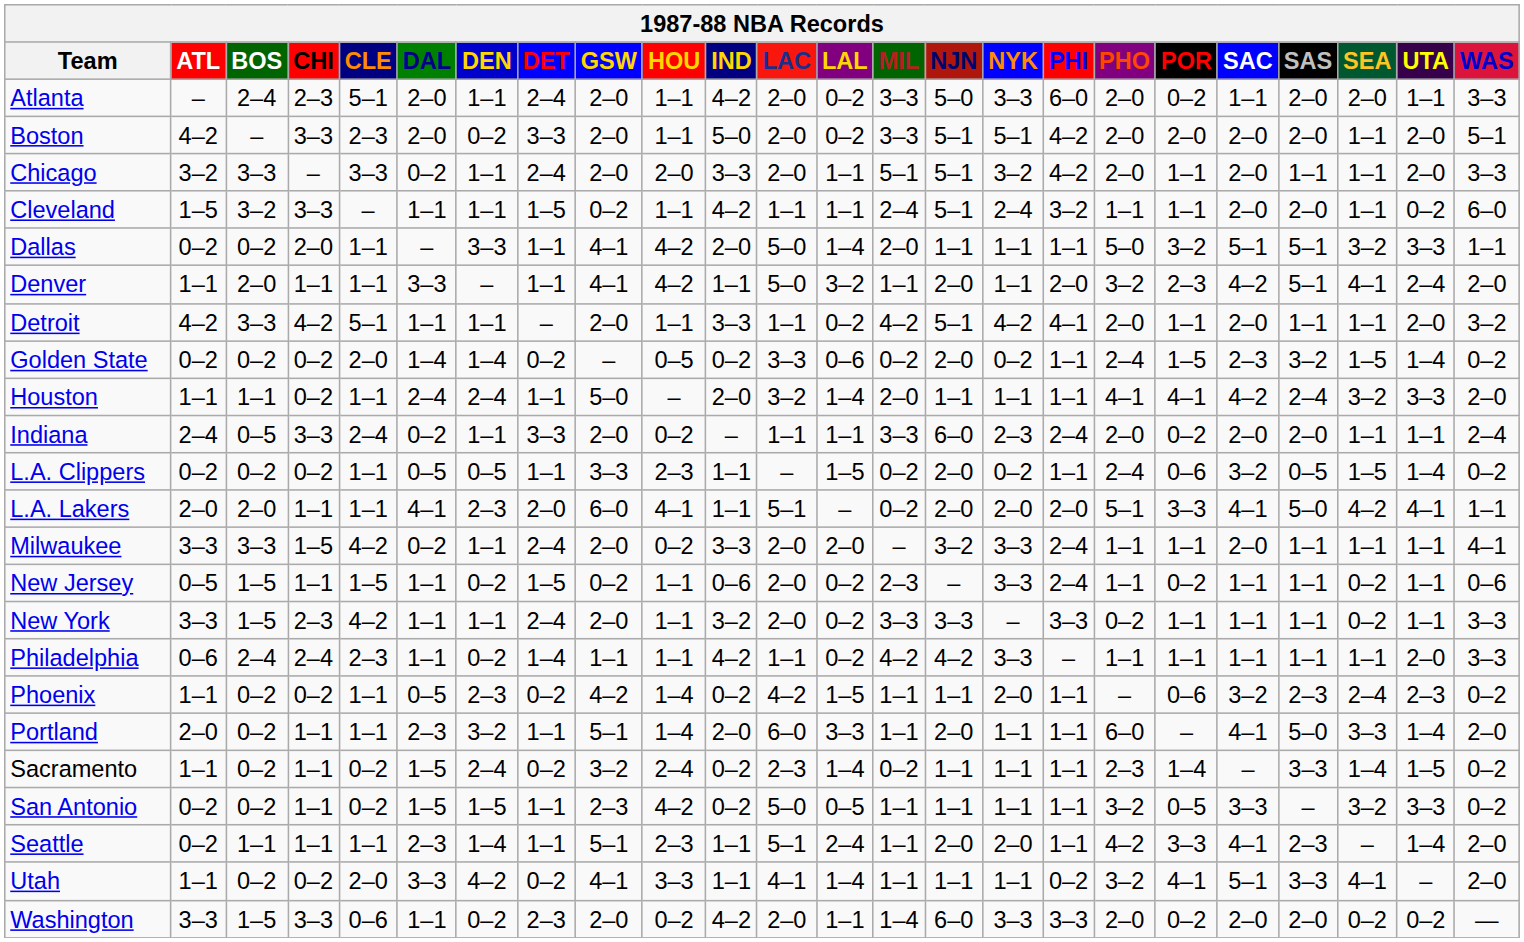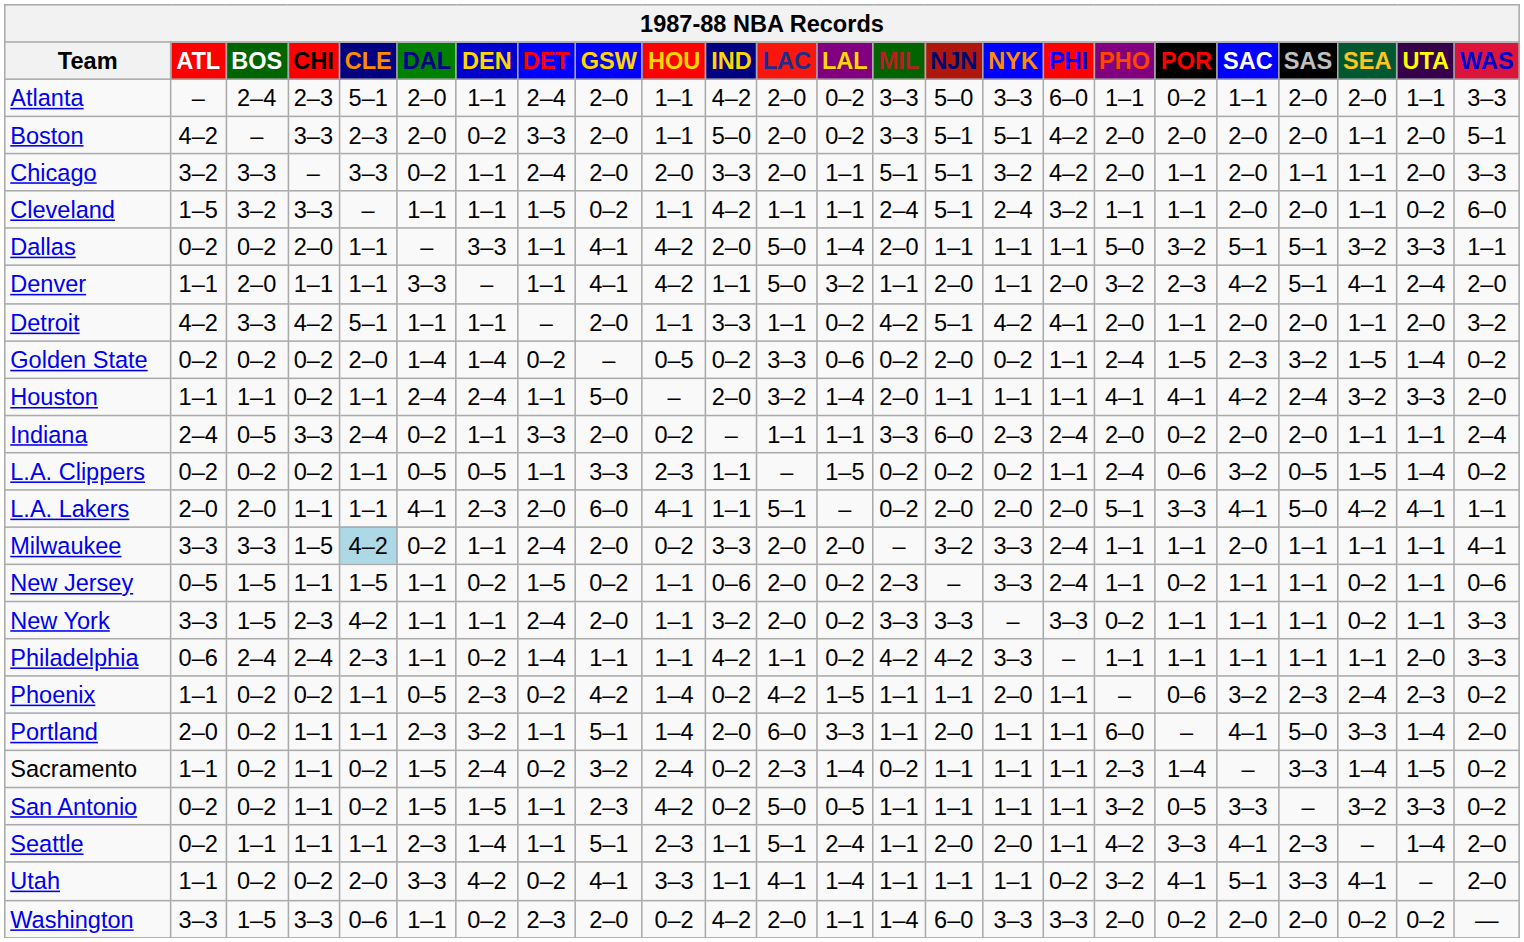(1125, 98) 2–0 -> (1125, 98) 1–1
(1308, 322) 1–1 -> (1308, 322) 2–0
(954, 471) 2–0 -> (954, 471) 0–2
(368, 546) no background -> (368, 546) lightblue background
